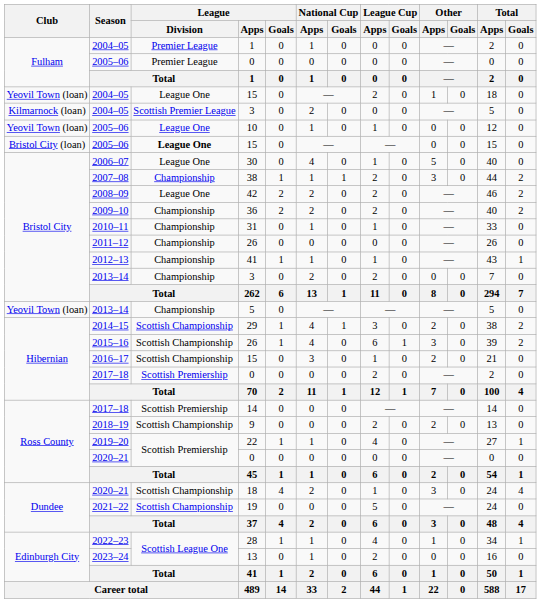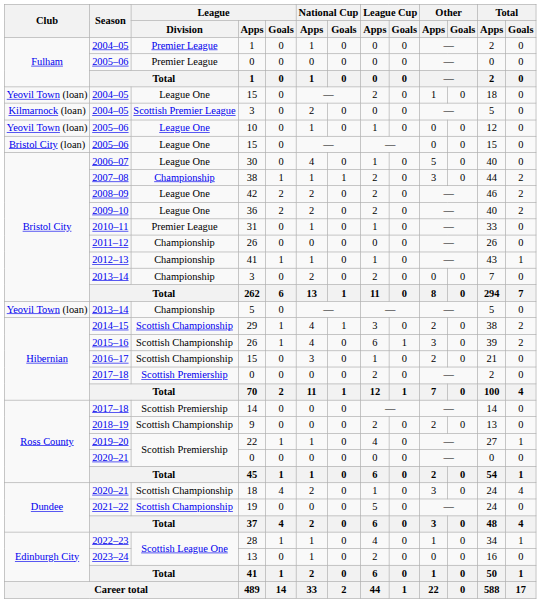(184, 144) bold -> (184, 144) normal
(184, 210) Championship -> (184, 210) League One
(184, 227) Championship -> (184, 227) Premier League
